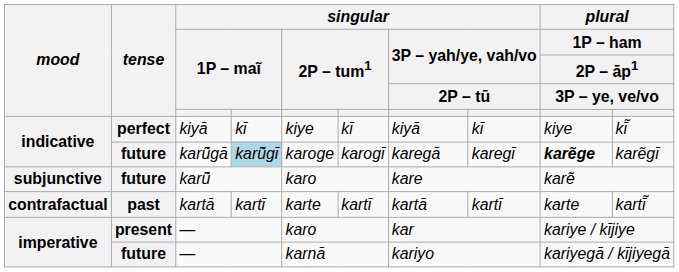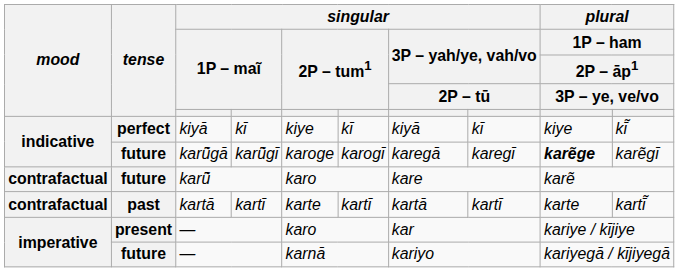(257, 154) lightblue background -> (257, 154) no background
(58, 179) subjunctive -> (58, 179) contrafactual
